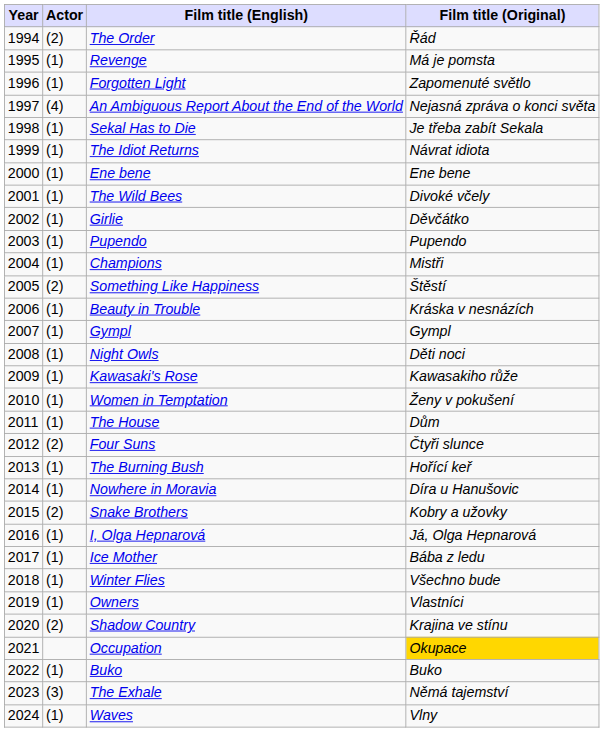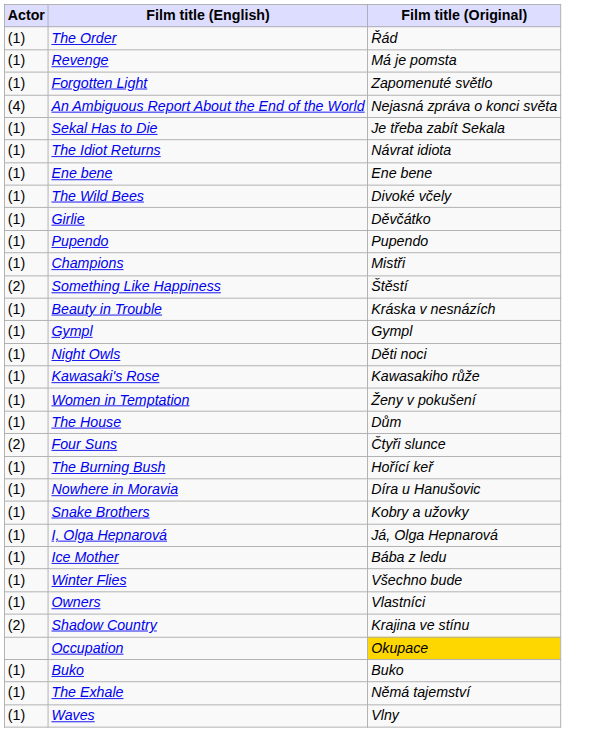- column: (24, 15)
(55, 38) (2) -> (16, 38) (1)
(55, 512) (2) -> (16, 512) (1)
(55, 693) (3) -> (16, 693) (1)
